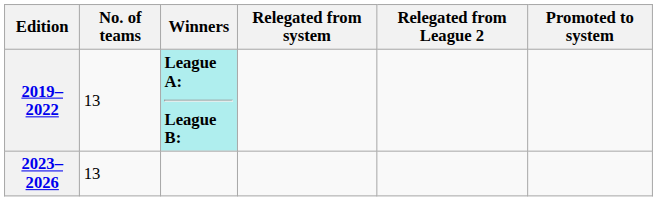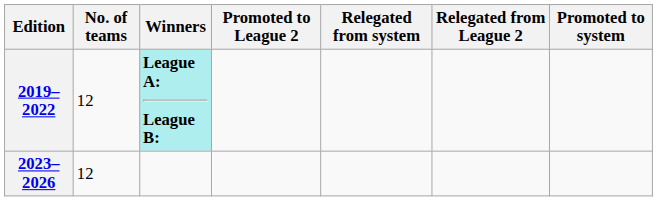+ column: (266, 27)
(92, 100) 13 -> (85, 100) 12
(92, 173) 13 -> (85, 173) 12
